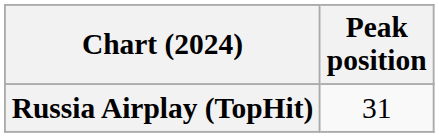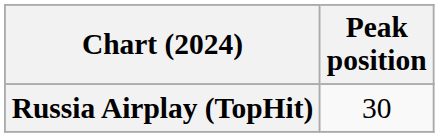(377, 107) 31 -> (377, 107) 30
